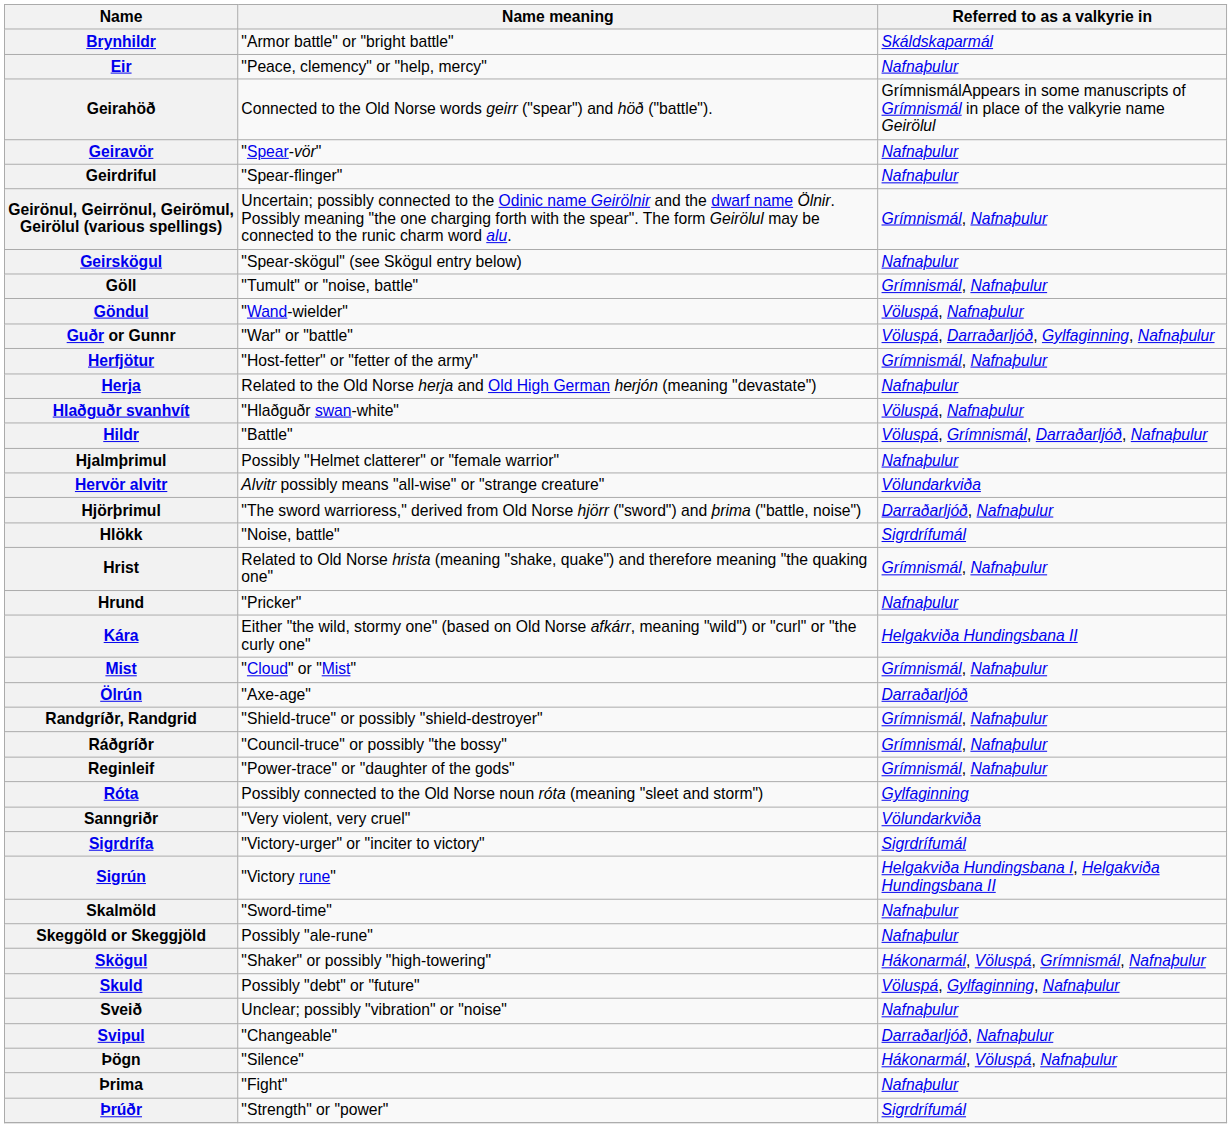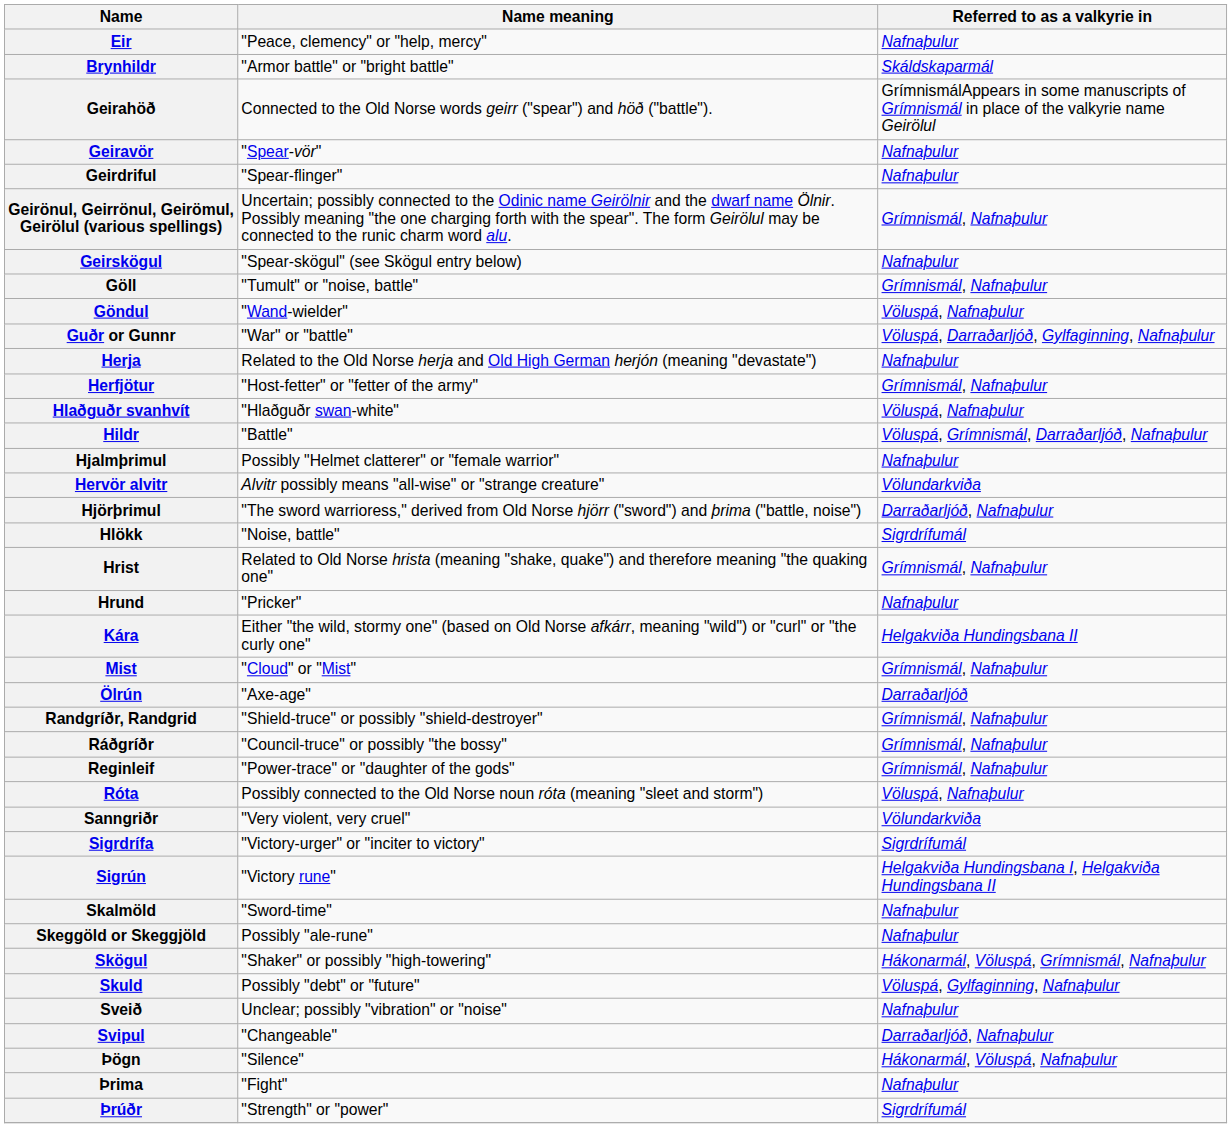rows swapped: (121, 41) <-> (121, 66)
rows swapped: (121, 361) <-> (121, 385)
(925, 794) Gylfaginning -> (953, 794) Völuspá, Nafnaþulur
